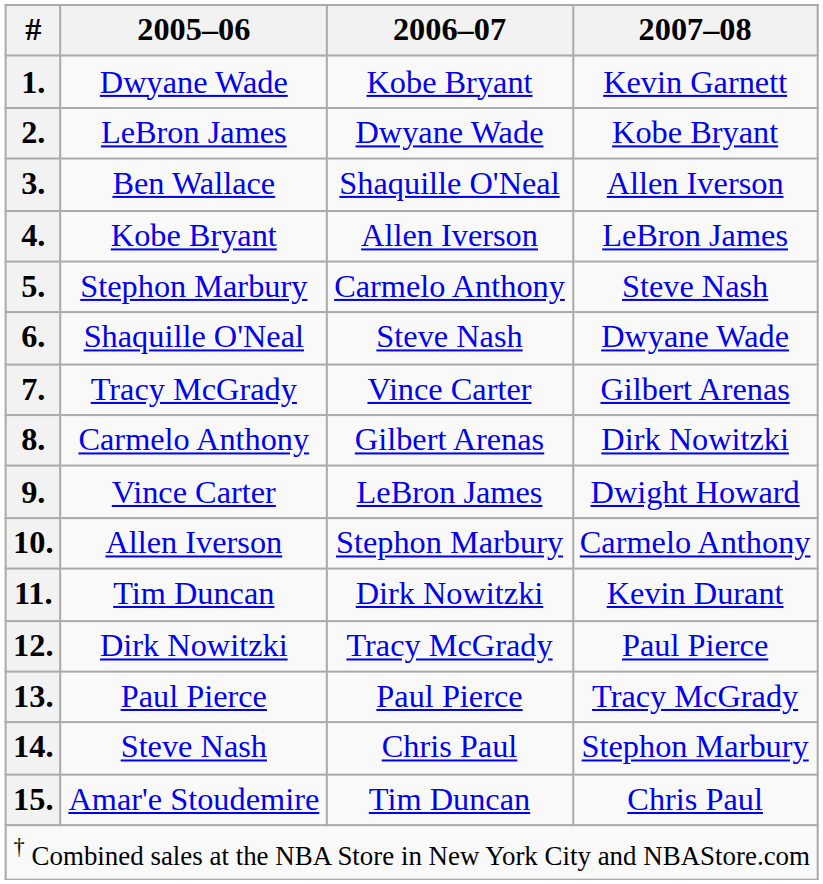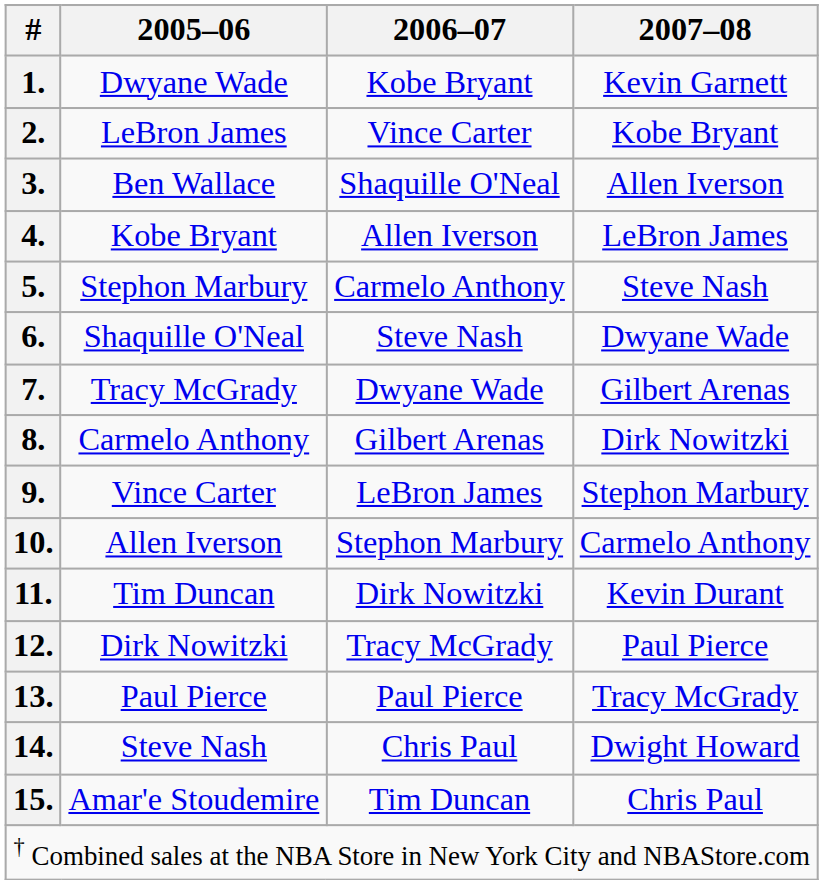(449, 132) Dwyane Wade -> (450, 132) Vince Carter
(450, 388) Vince Carter -> (449, 388) Dwyane Wade
(695, 491) Dwight Howard -> (695, 491) Stephon Marbury
(695, 747) Stephon Marbury -> (695, 747) Dwight Howard
